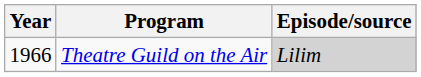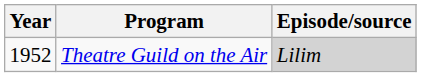(30, 54) 1966 -> (30, 54) 1952
